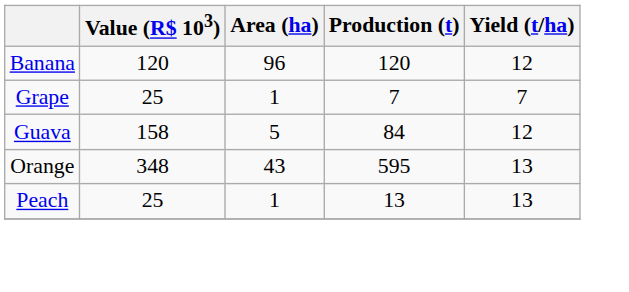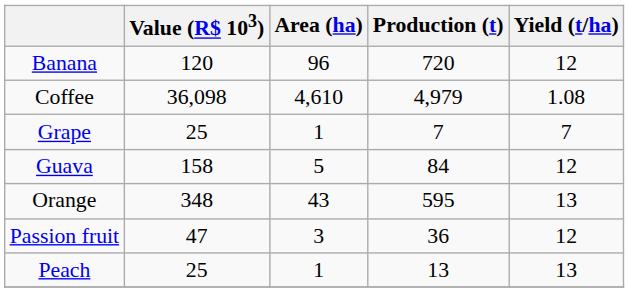(394, 62) 120 -> (438, 62) 720
+ row: (64, 97)
+ row: (64, 235)
